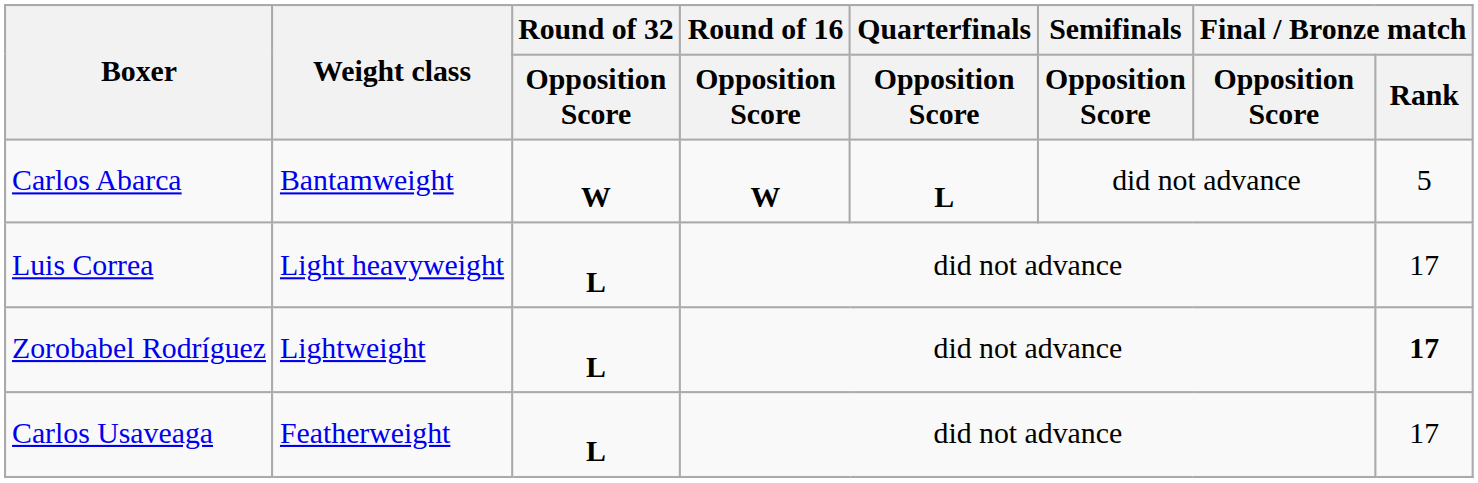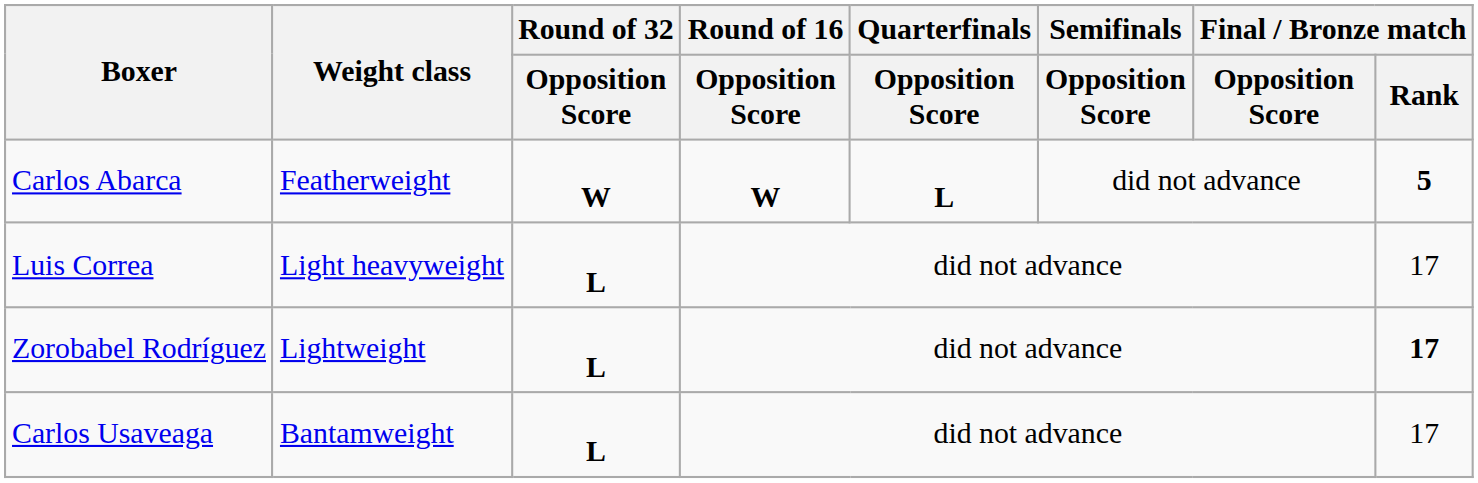(367, 180) Bantamweight -> (365, 180) Featherweight
(1424, 180) normal -> (1424, 180) bold
(365, 433) Featherweight -> (367, 433) Bantamweight
